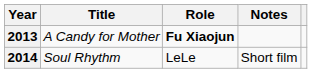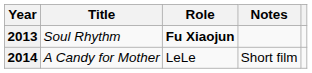(102, 36) A Candy for Mother -> (82, 36) Soul Rhythm
(82, 57) Soul Rhythm -> (102, 57) A Candy for Mother
